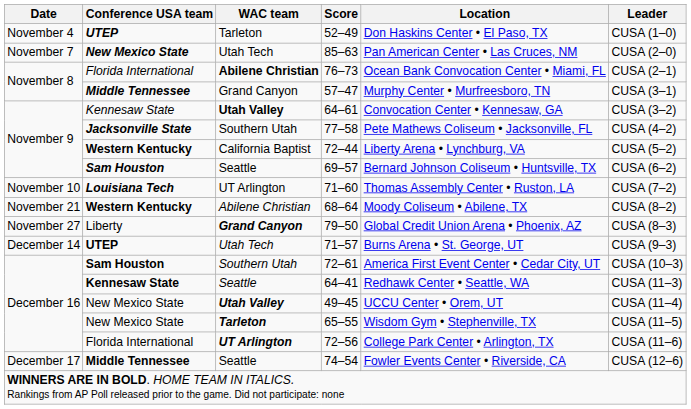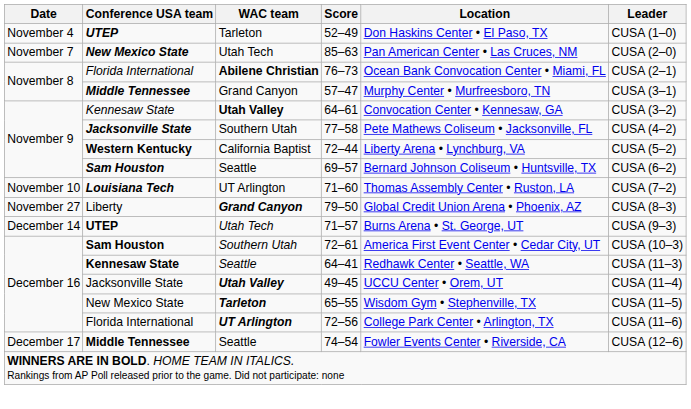- row: (341, 206)
(135, 303) New Mexico State -> (134, 284) Jacksonville State
